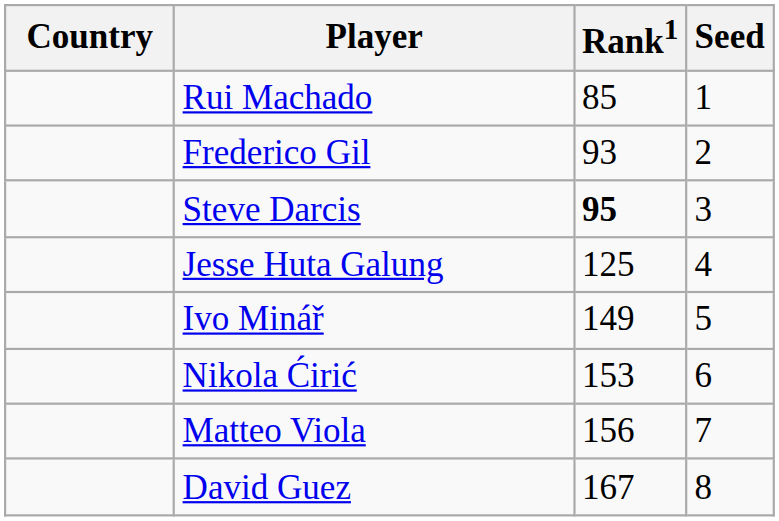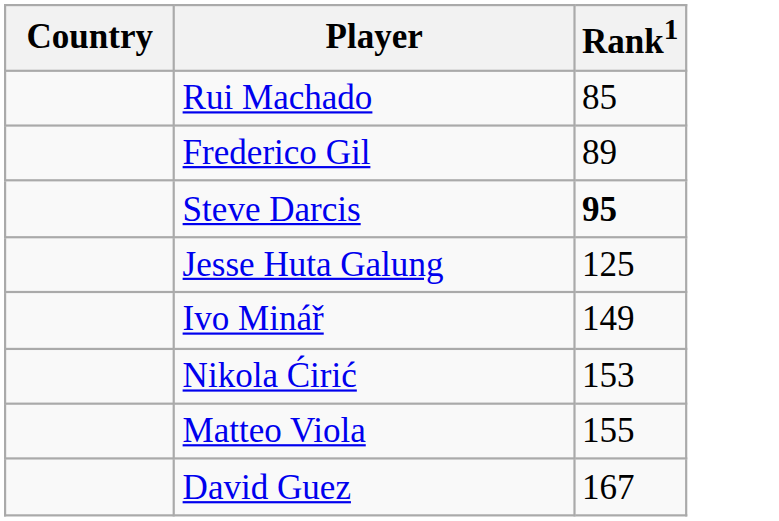- column: (730, 37)
(600, 152) 93 -> (600, 152) 89
(608, 430) 156 -> (608, 430) 155
